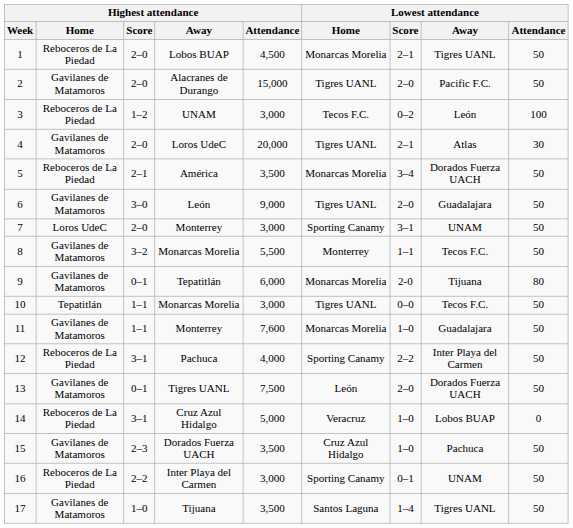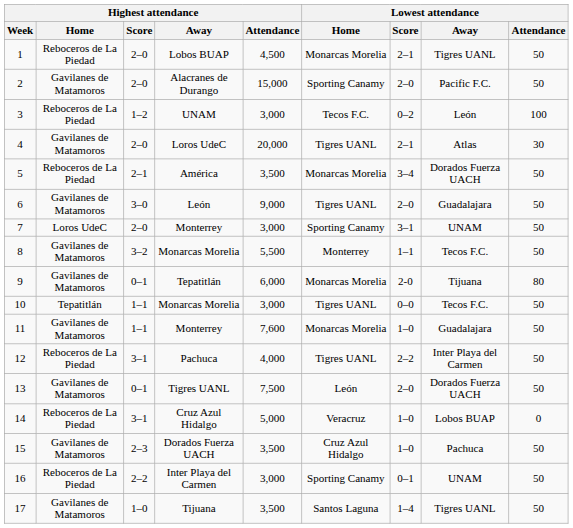(346, 84) Tigres UANL -> (346, 84) Sporting Canamy
(346, 358) Sporting Canamy -> (346, 358) Tigres UANL
